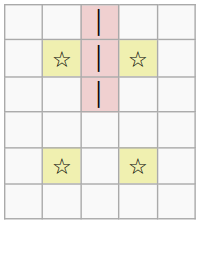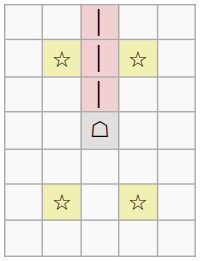+ row: (62, 130)
